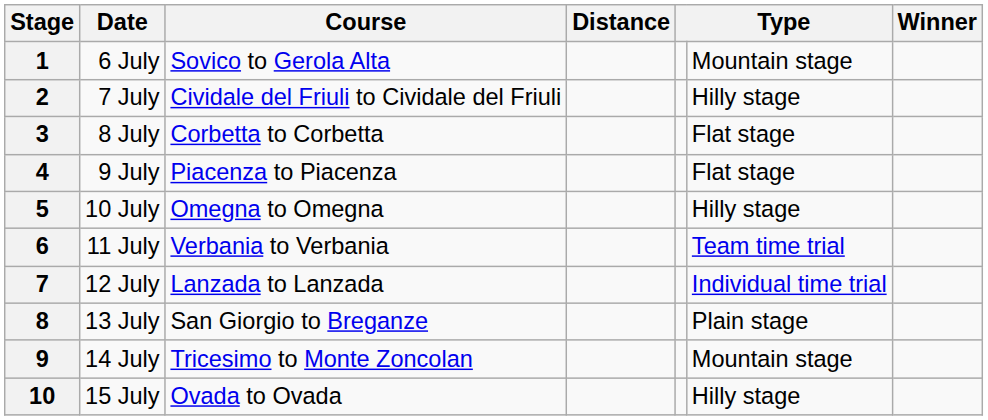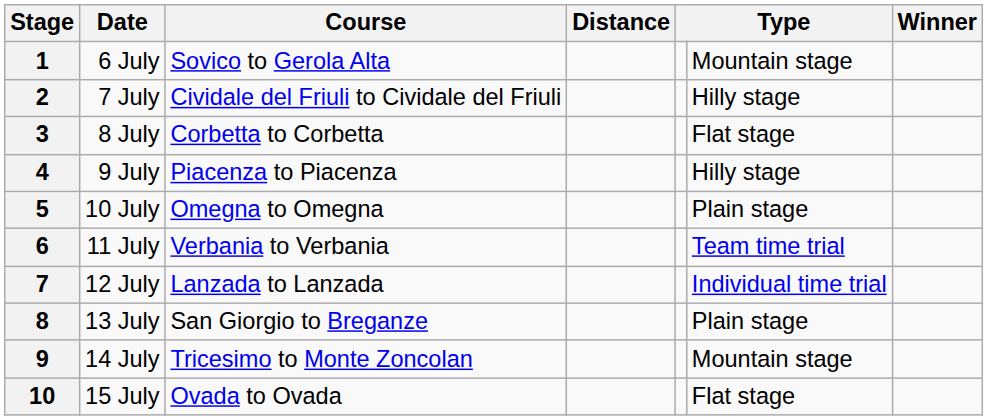(744, 172) Flat stage -> (746, 172) Hilly stage
(746, 209) Hilly stage -> (750, 209) Plain stage
(746, 396) Hilly stage -> (744, 396) Flat stage
